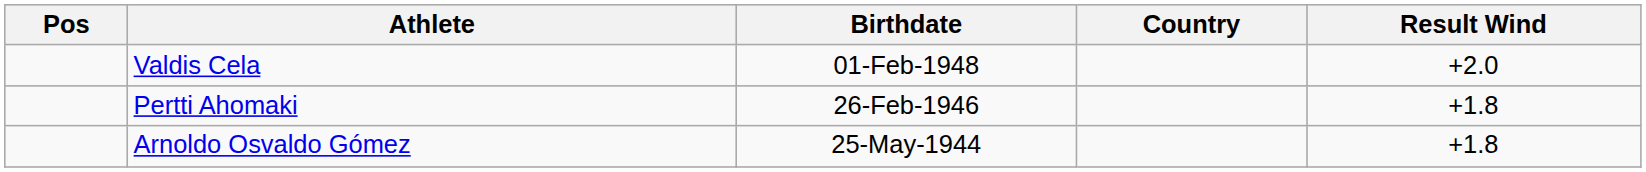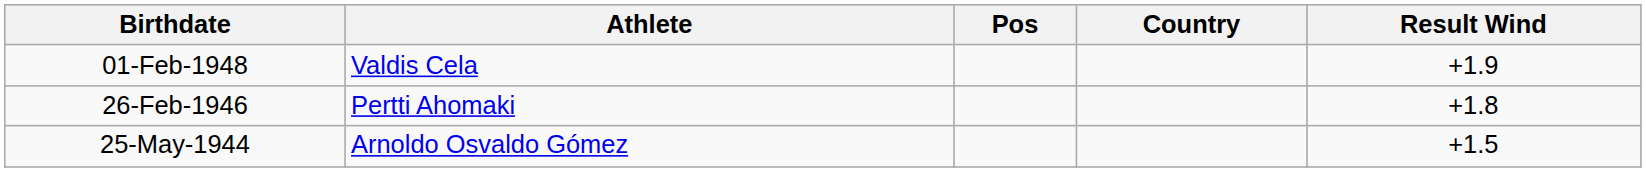columns swapped: (66, 24) <-> (906, 24)
(1473, 65) +2.0 -> (1473, 65) +1.9
(1473, 145) +1.8 -> (1473, 145) +1.5
